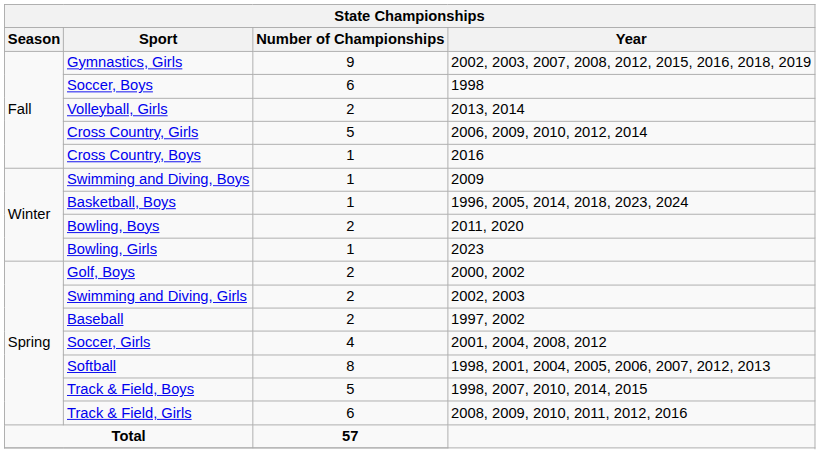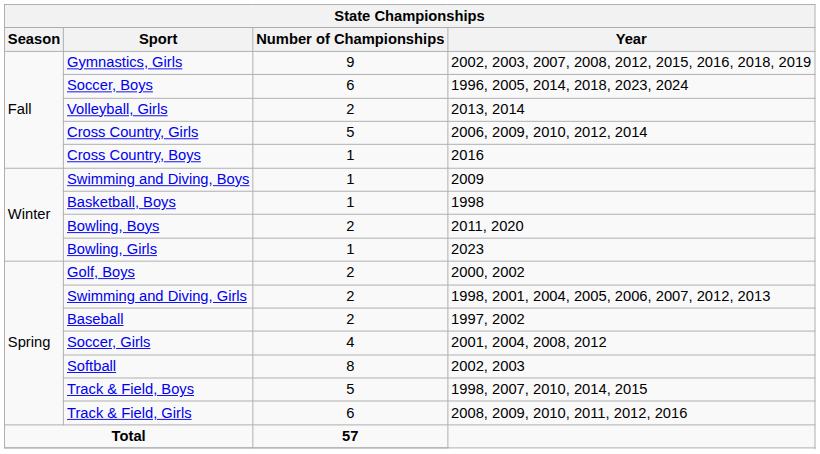(467, 86) 1998 -> (570, 86) 1996, 2005, 2014, 2018, 2023, 2024
(570, 202) 1996, 2005, 2014, 2018, 2023, 2024 -> (467, 202) 1998
(488, 296) 2002, 2003 -> (611, 296) 1998, 2001, 2004, 2005, 2006, 2007, 2012, 2013
(611, 366) 1998, 2001, 2004, 2005, 2006, 2007, 2012, 2013 -> (488, 366) 2002, 2003
